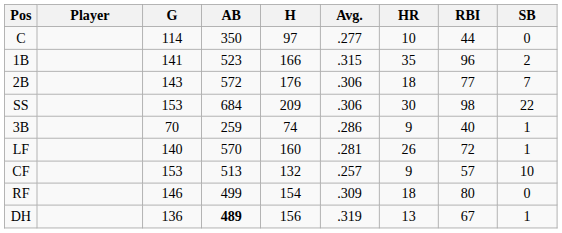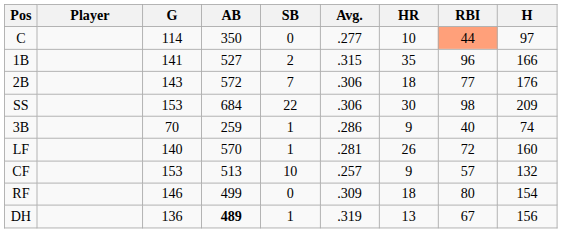columns swapped: (290, 15) <-> (527, 15)
(468, 37) no background -> (468, 37) lightsalmon background
(231, 60) 523 -> (231, 60) 527
